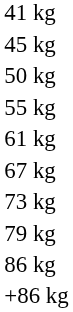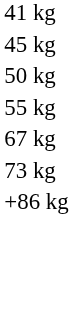- row: (30, 138)
- row: (30, 233)
- row: (30, 264)
